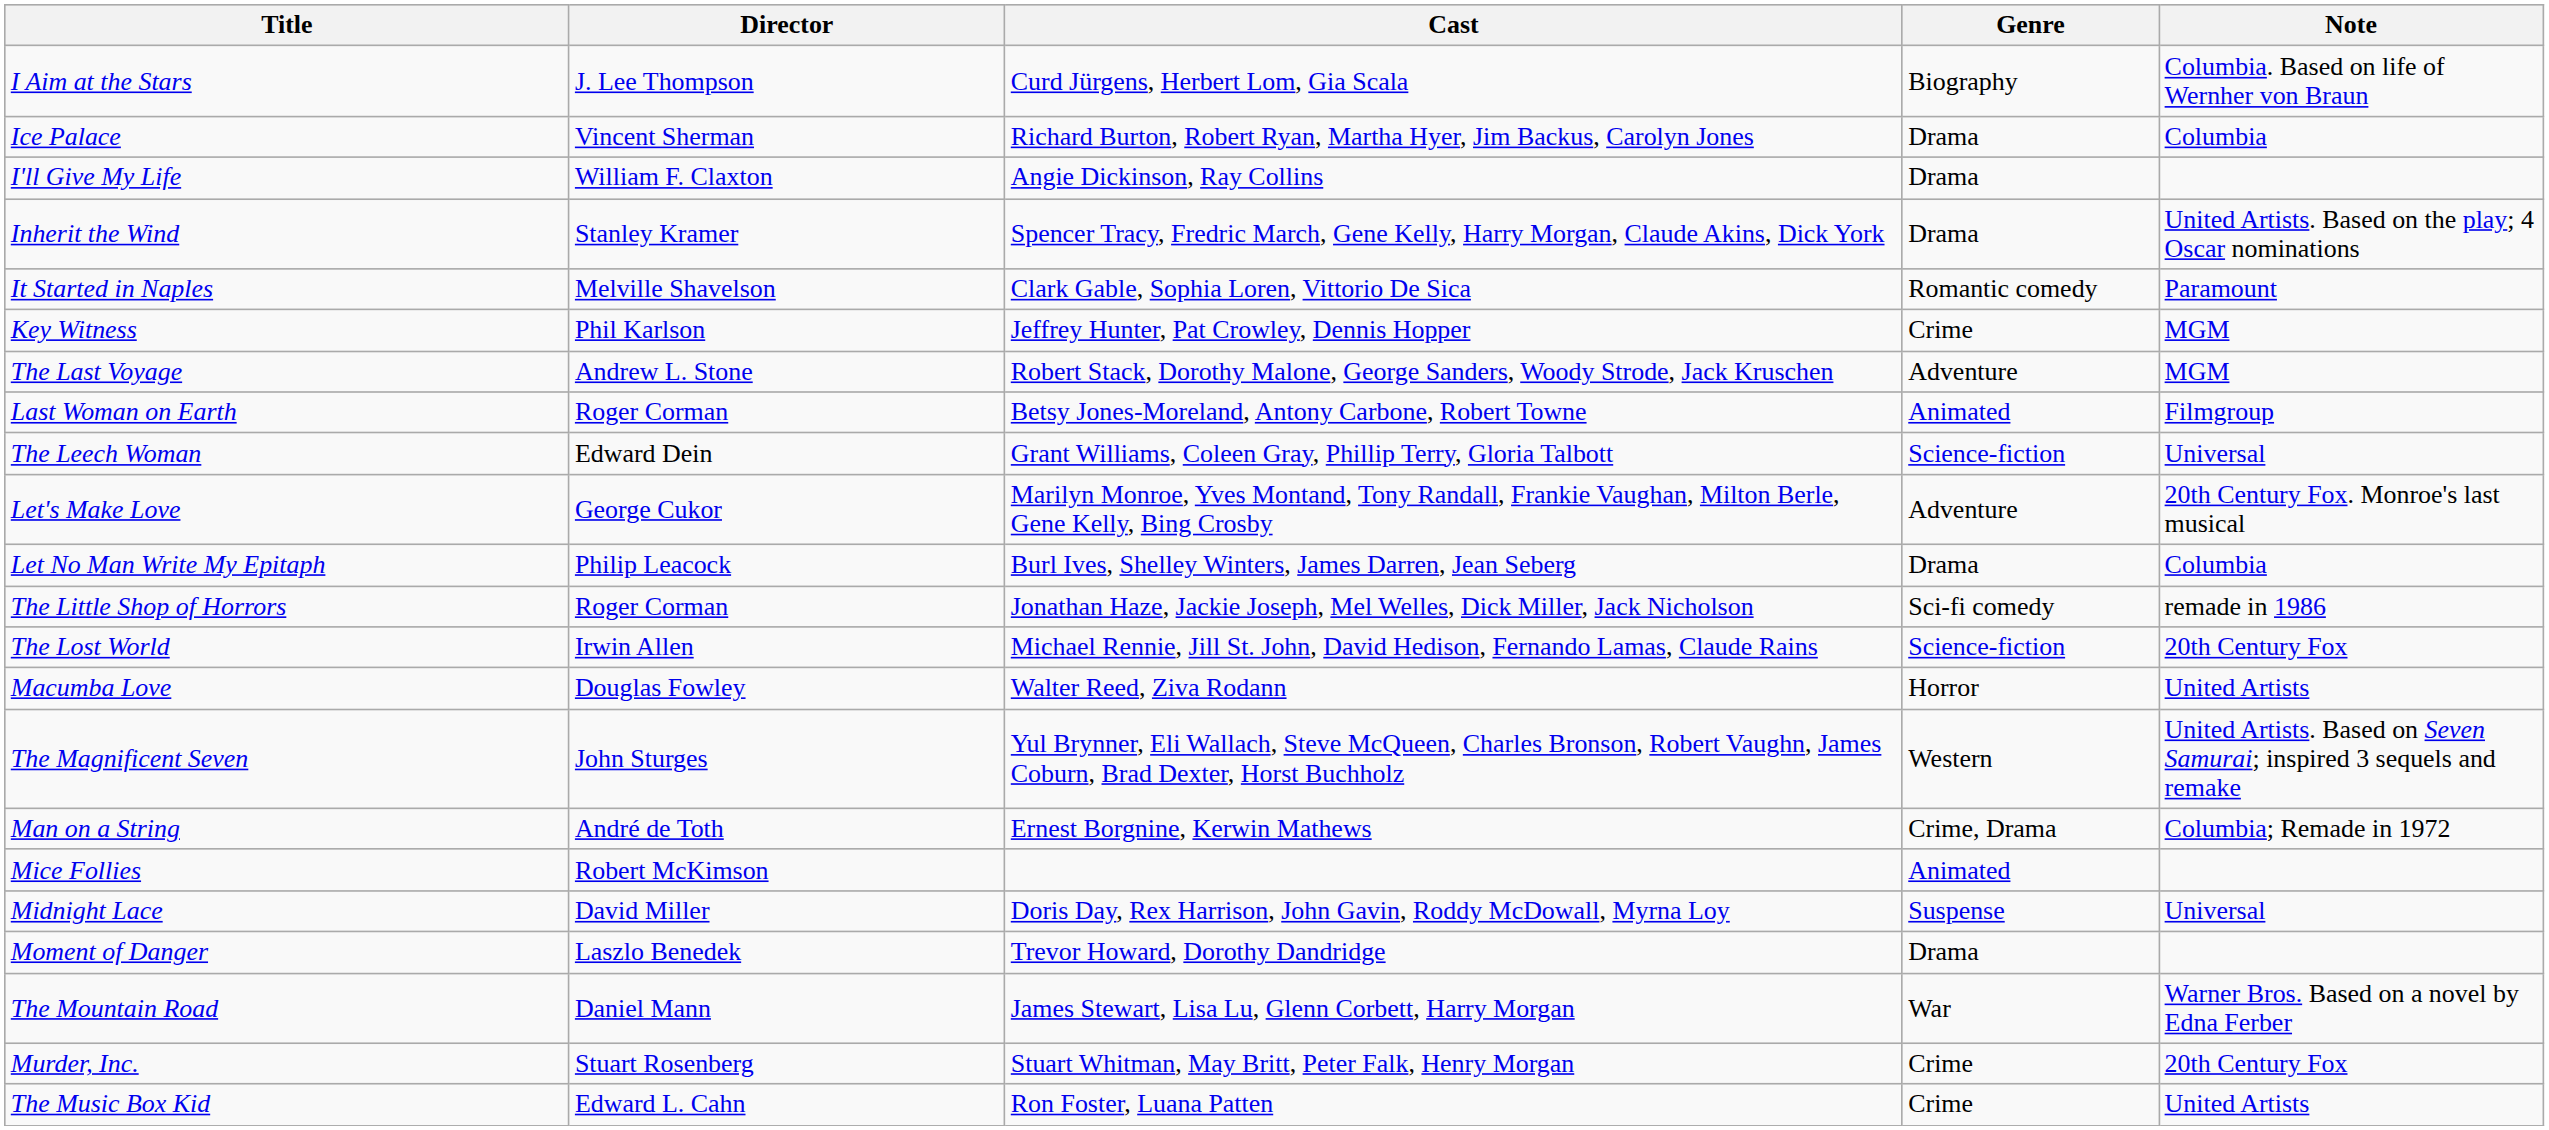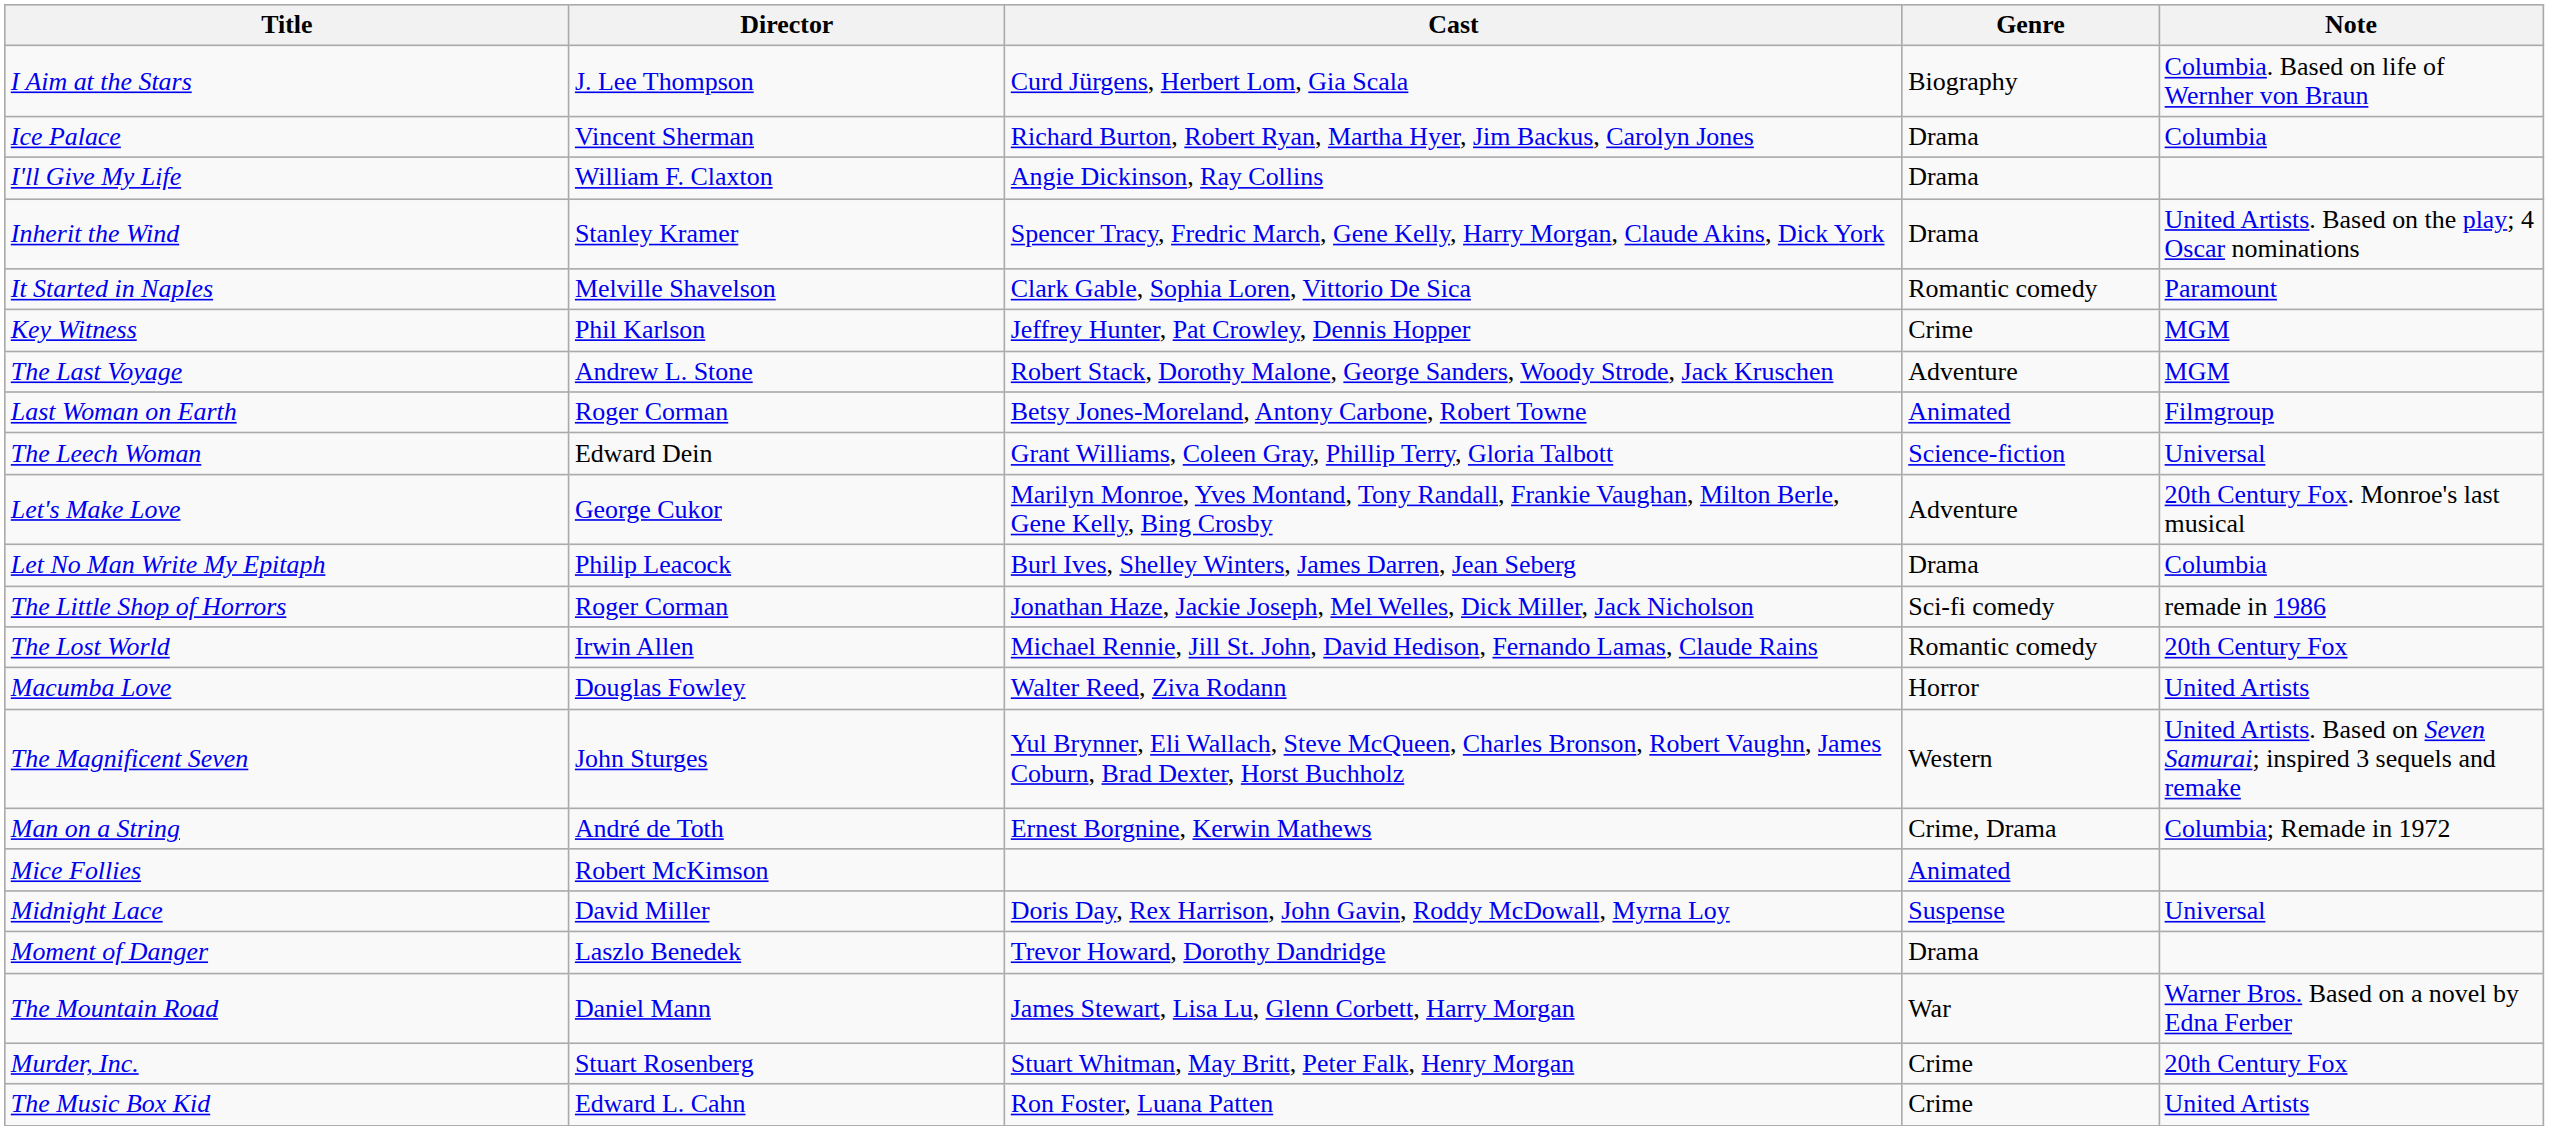(1987, 646) Science-fiction -> (2003, 646) Romantic comedy
